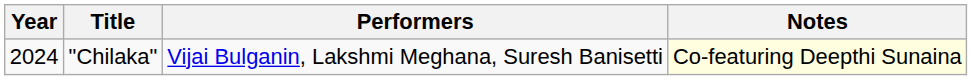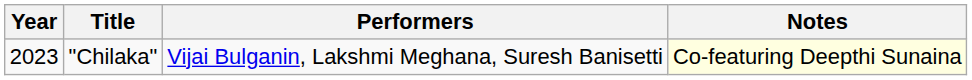(34, 56) 2024 -> (34, 56) 2023
